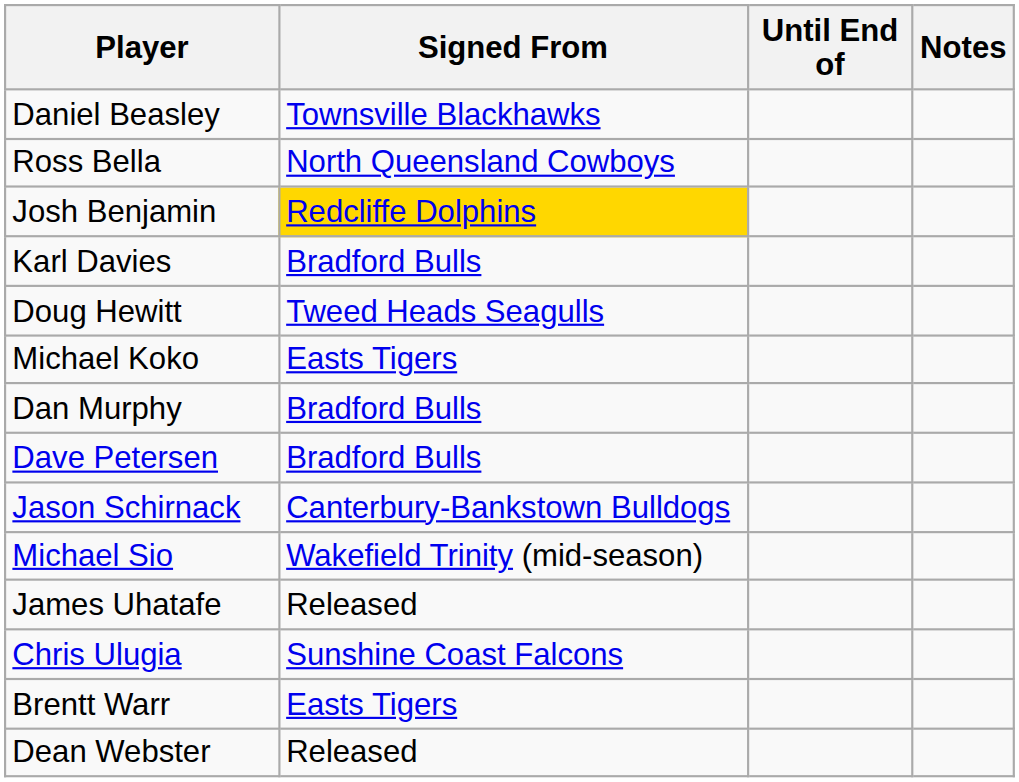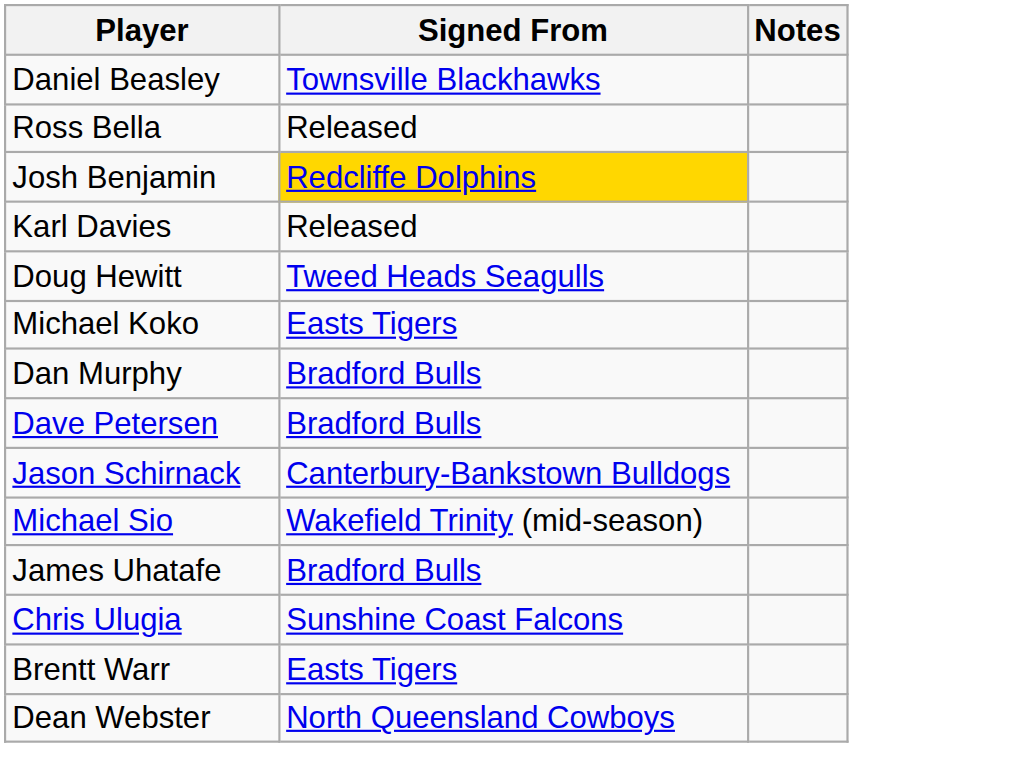- column: (830, 47)
(481, 163) North Queensland Cowboys -> (352, 128) Released
(384, 261) Bradford Bulls -> (352, 227) Released
(352, 605) Released -> (384, 571) Bradford Bulls
(352, 753) Released -> (481, 718) North Queensland Cowboys
